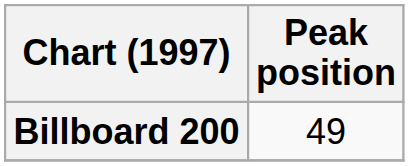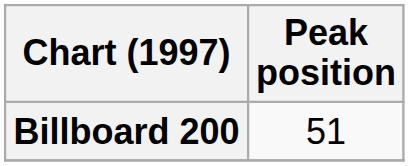(326, 130) 49 -> (326, 130) 51
